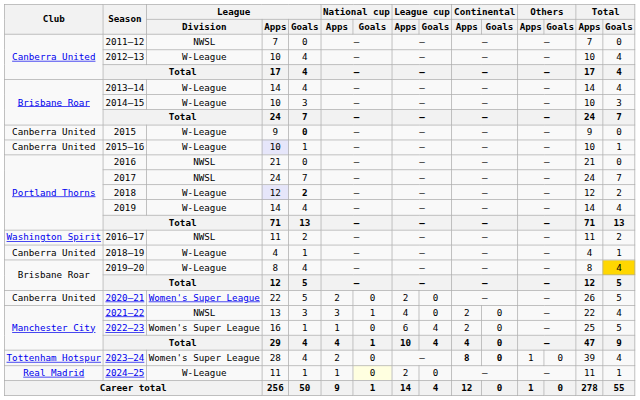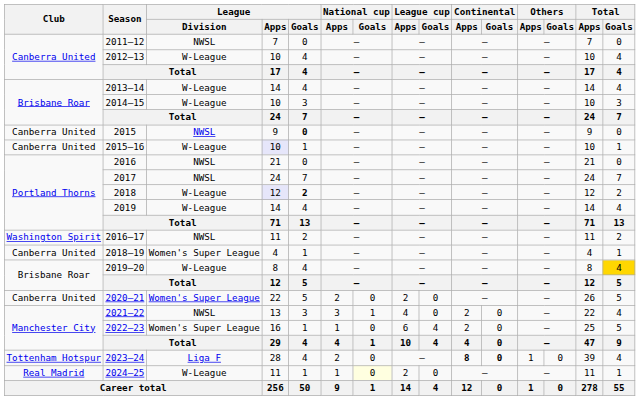(204, 132) W-League -> (204, 132) NWSL
(204, 253) W-League -> (204, 253) Women's Super League
(204, 358) Women's Super League -> (204, 358) Liga F
